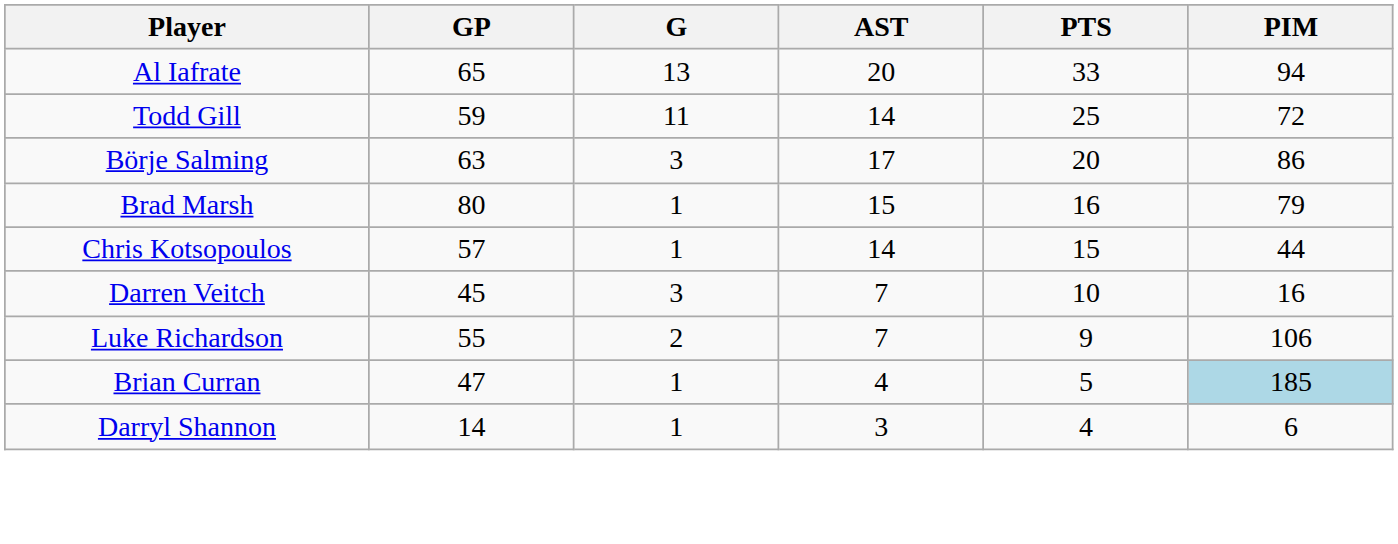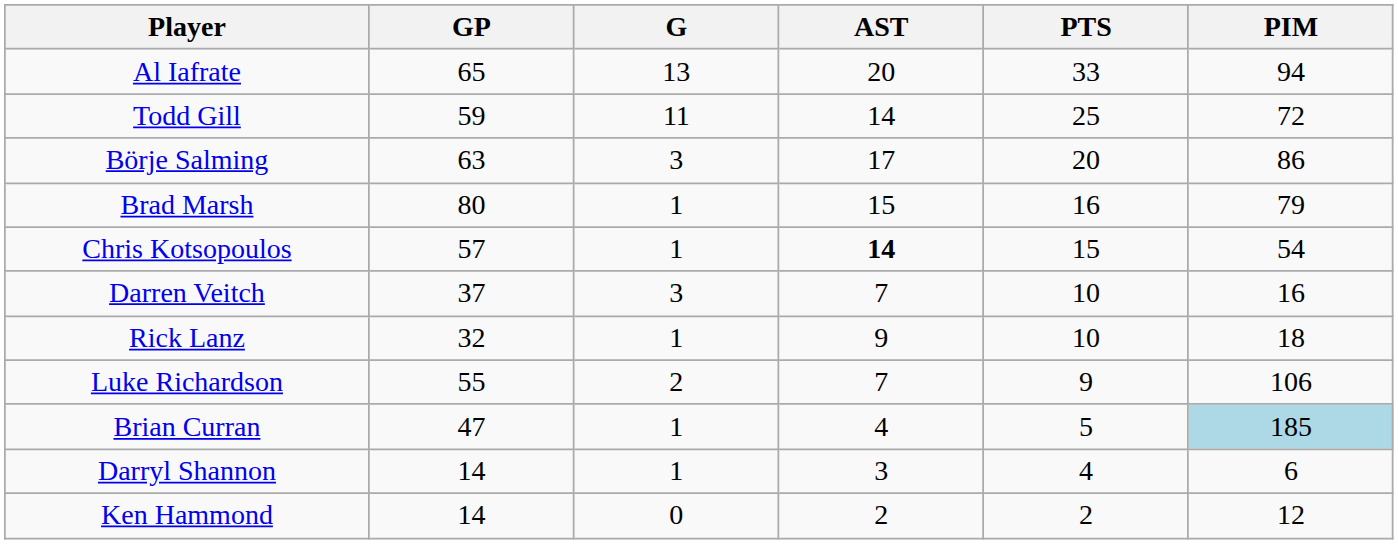(881, 248) normal -> (881, 248) bold
(1291, 248) 44 -> (1291, 248) 54
(471, 293) 45 -> (471, 293) 37
+ row: (187, 337)
+ row: (187, 515)
